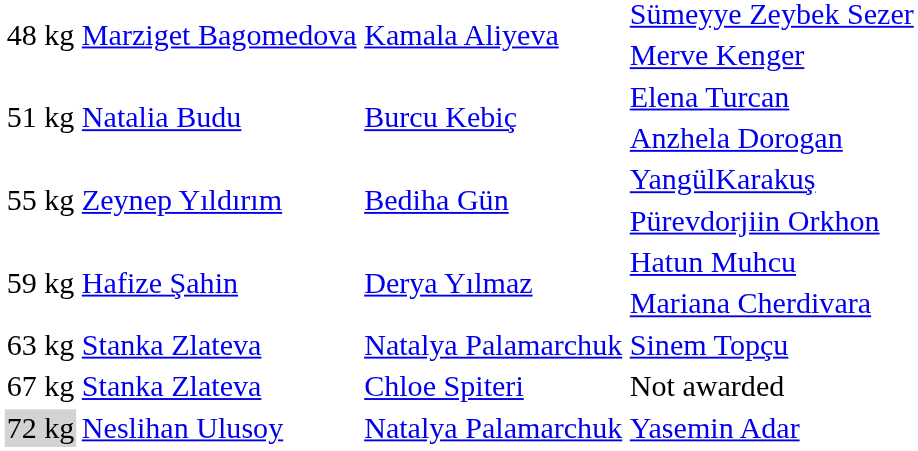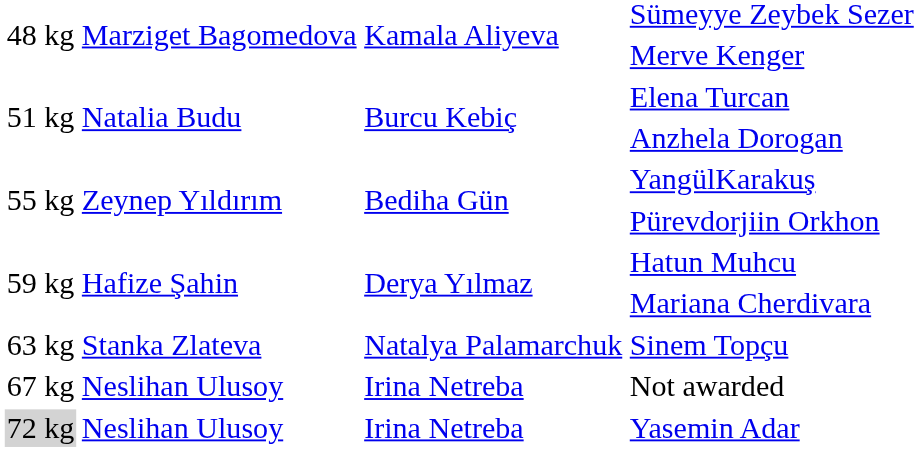(172, 386) Stanka Zlateva -> (183, 386) Neslihan Ulusoy
(444, 386) Chloe Spiteri -> (444, 386) Irina Netreba
(493, 427) Natalya Palamarchuk -> (444, 427) Irina Netreba
